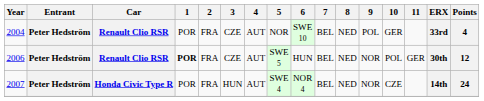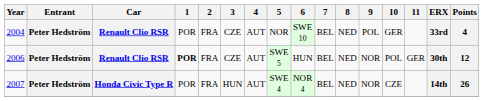(465, 84) 24 -> (465, 84) 26
